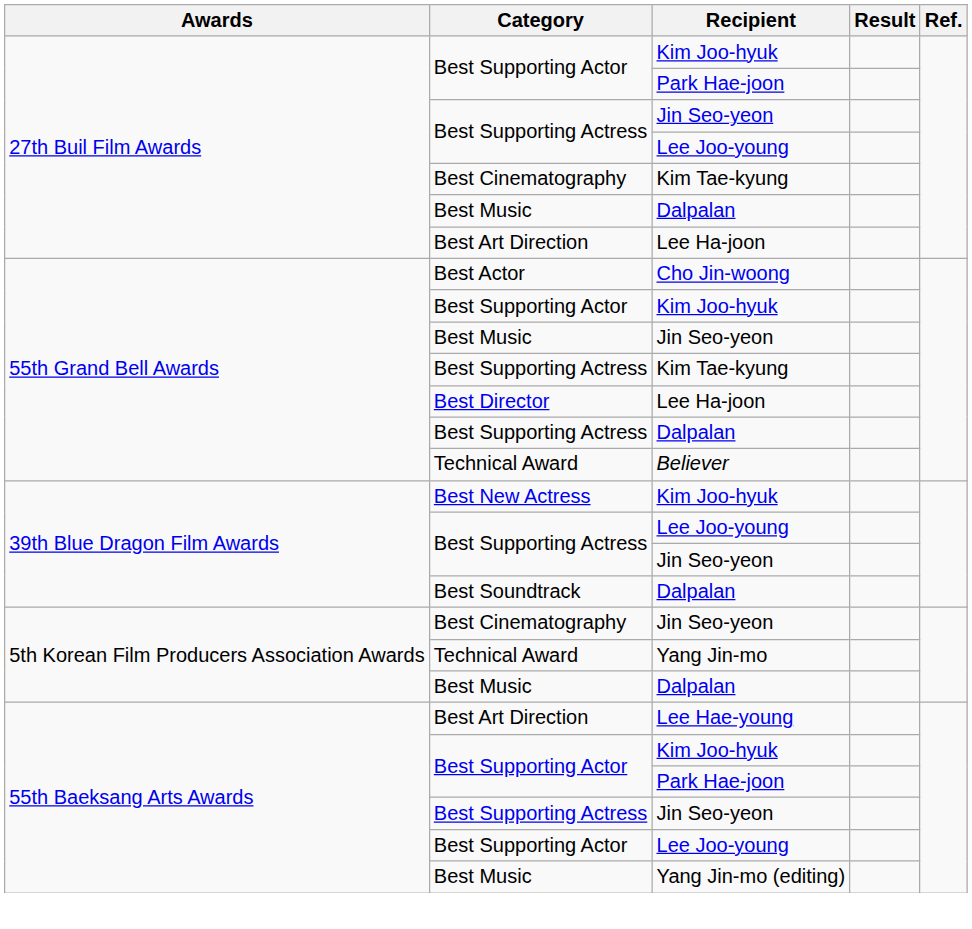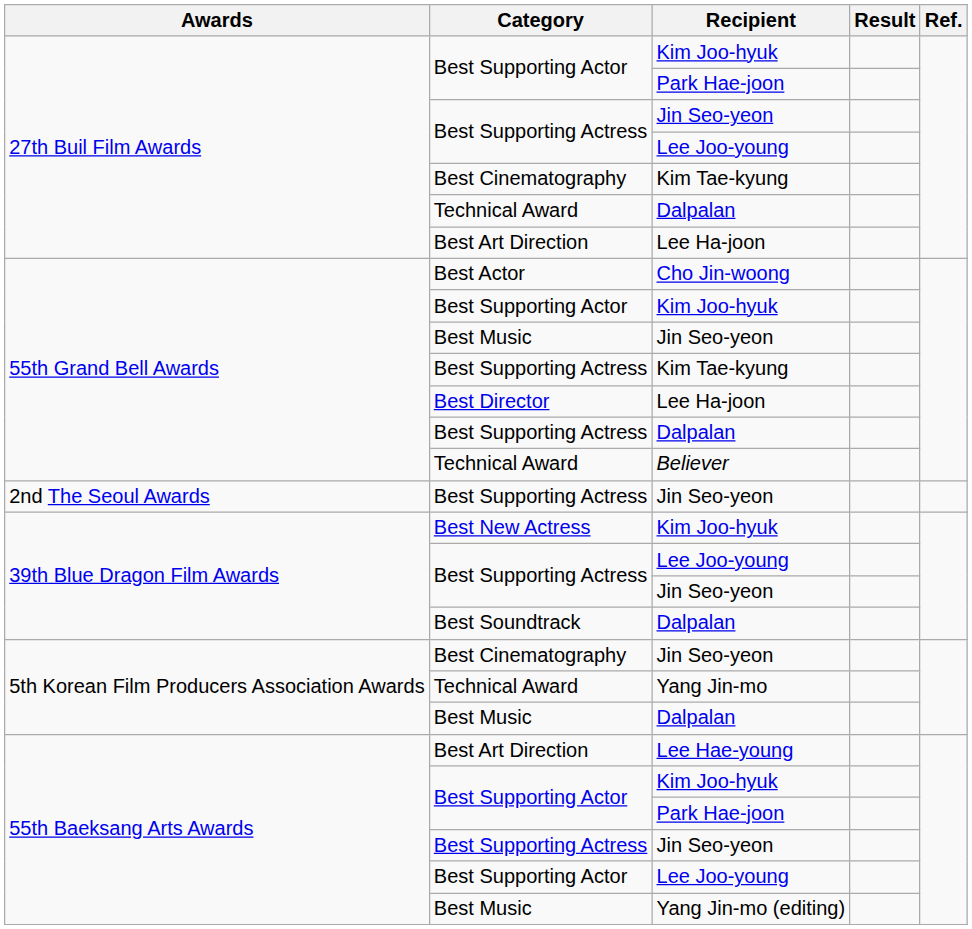(483, 210) Best Music -> (506, 210) Technical Award
+ row: (109, 496)
